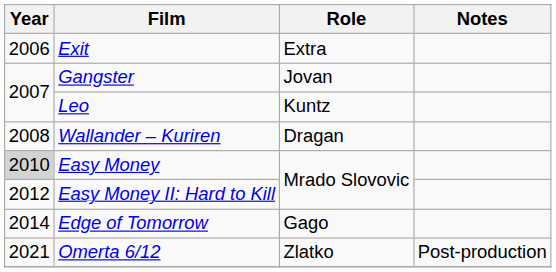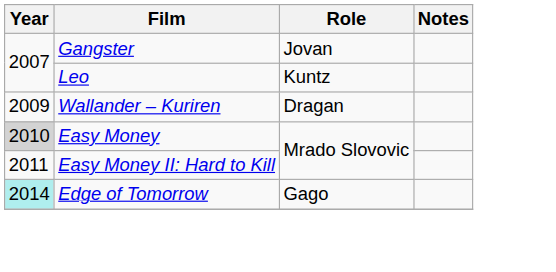- row: (74, 48)
(29, 135) 2008 -> (29, 106) 2009
(29, 194) 2012 -> (29, 164) 2011
(29, 223) no background -> (29, 194) paleturquoise background
- row: (109, 252)
